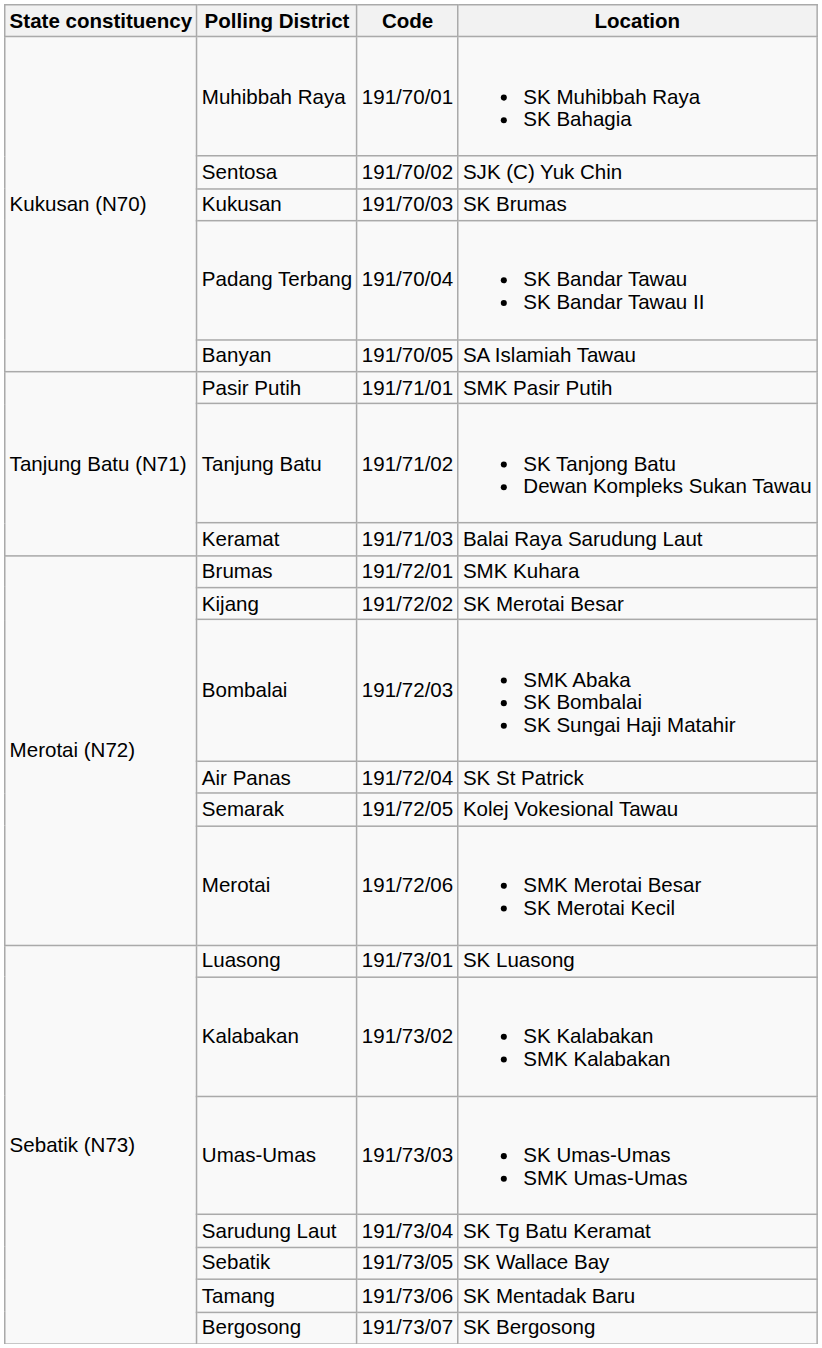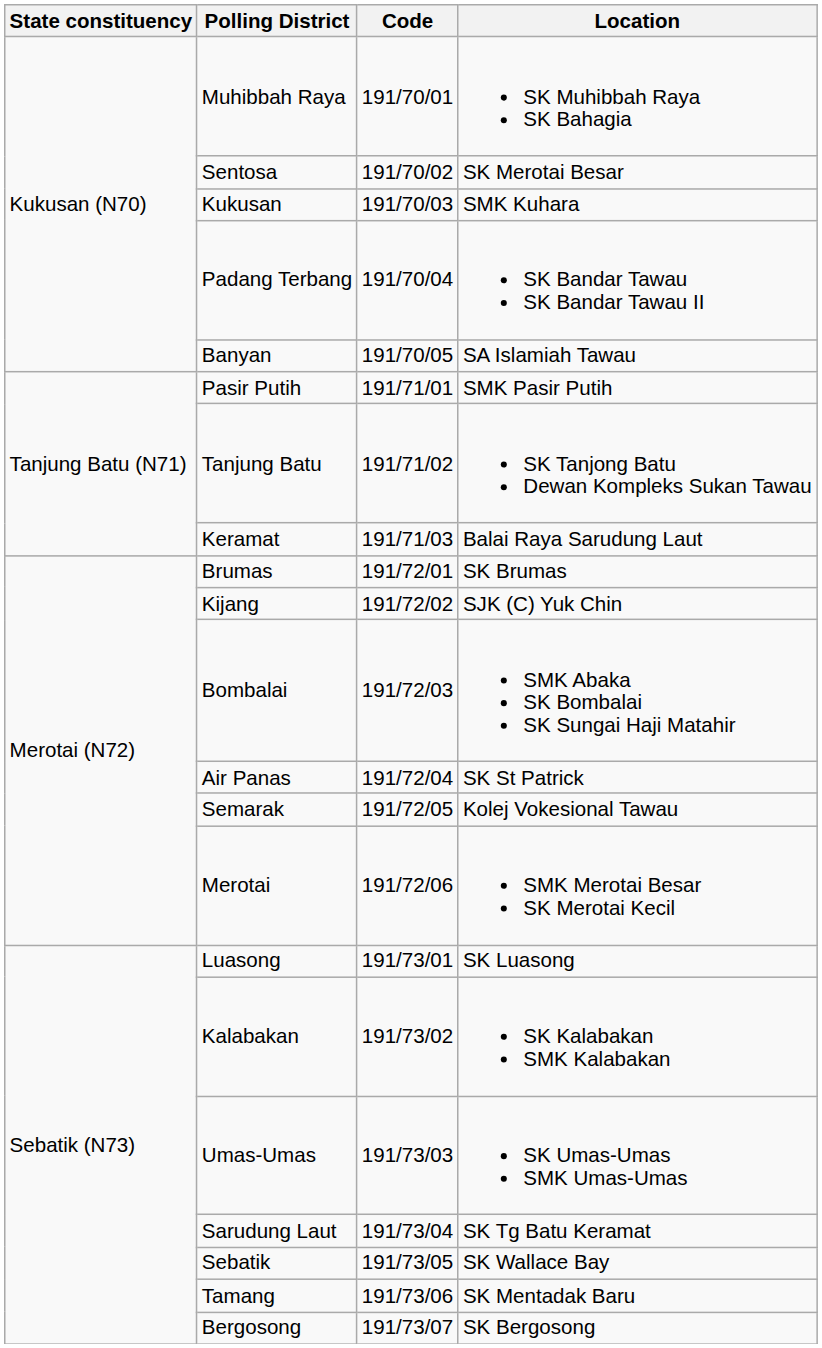(543, 172) SJK (C) Yuk Chin -> (543, 172) SK Merotai Besar
(515, 204) SK Brumas -> (521, 204) SMK Kuhara
(521, 571) SMK Kuhara -> (515, 571) SK Brumas
(543, 603) SK Merotai Besar -> (543, 603) SJK (C) Yuk Chin
